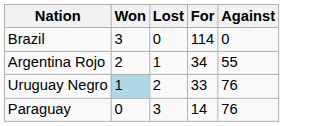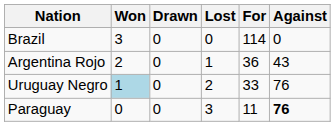+ column: (175, 16)
(199, 62) 34 -> (251, 62) 36
(229, 62) 55 -> (281, 62) 43
(199, 109) 14 -> (250, 109) 11
(229, 109) normal -> (281, 109) bold
